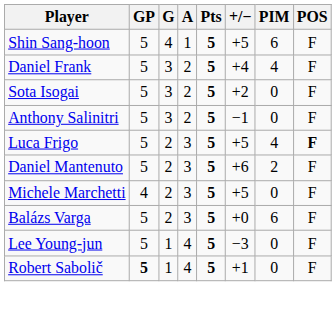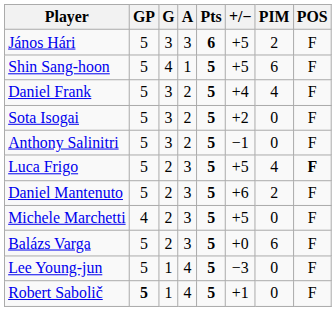+ row: (42, 42)
